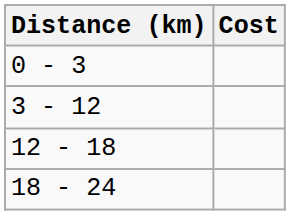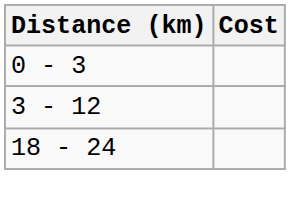- row: (64, 148)
